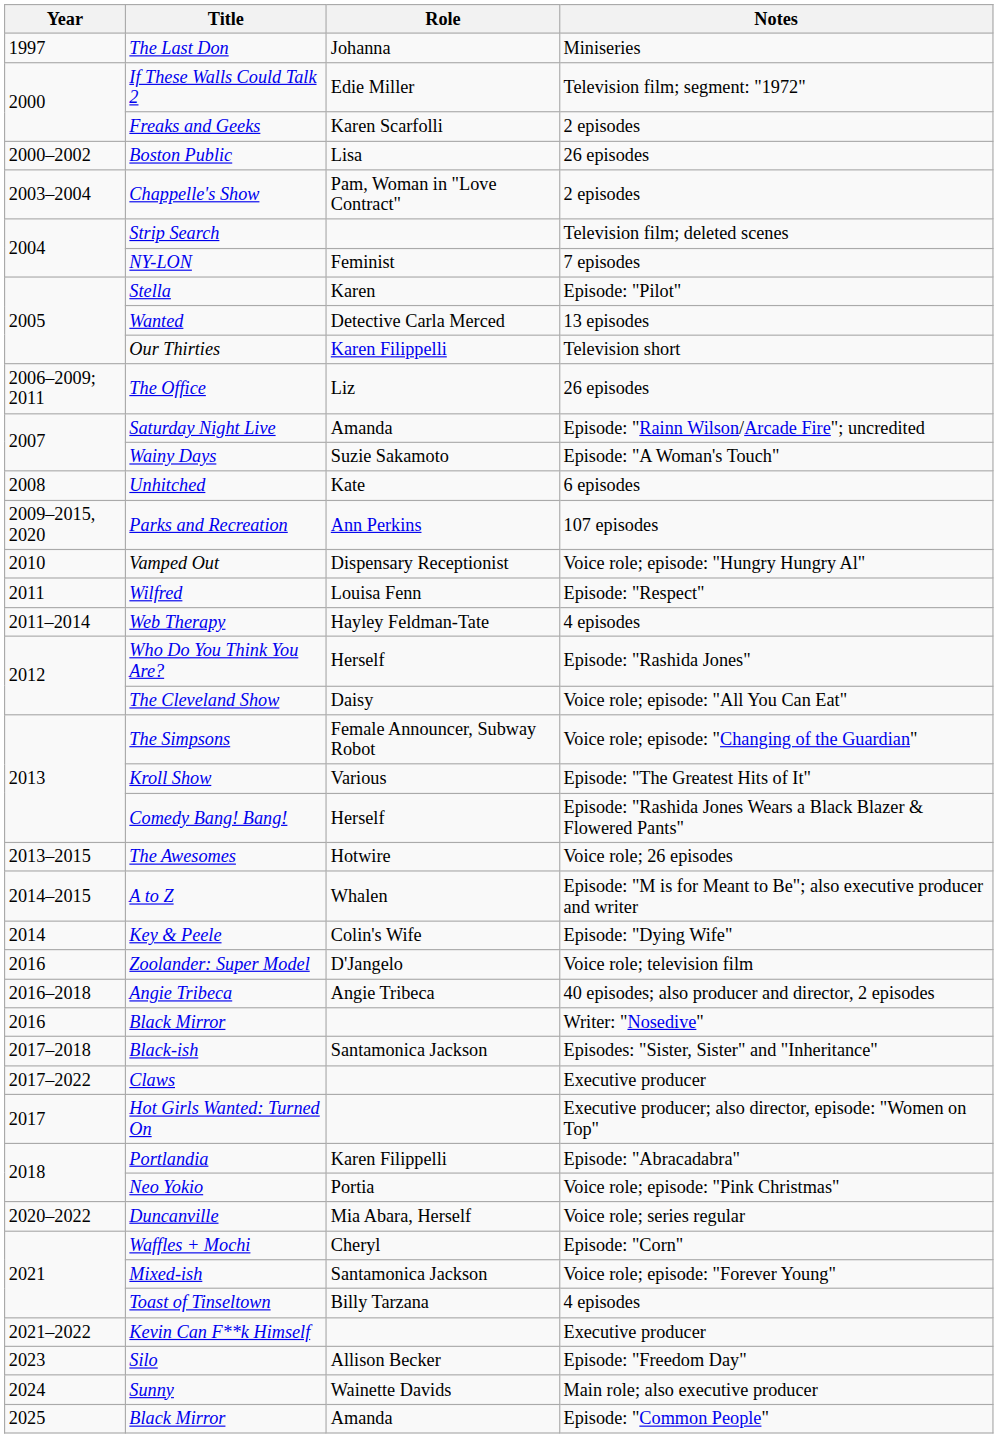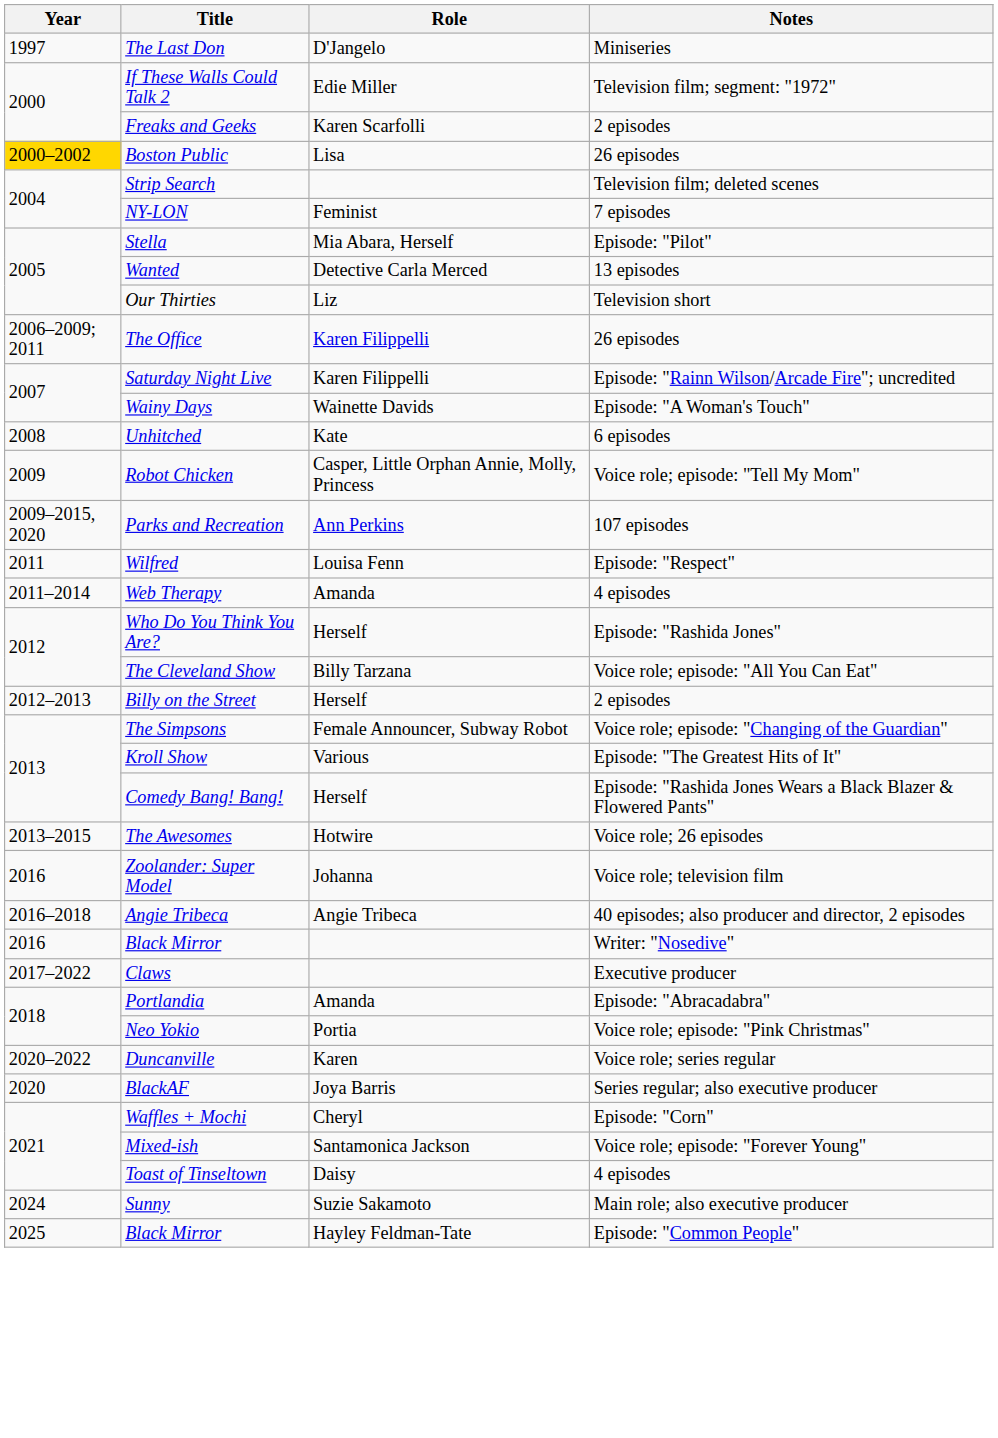(361, 47) Johanna -> (349, 47) D'Jangelo
(50, 155) no background -> (50, 155) gold background
- row: (194, 194)
(353, 291) Karen -> (383, 241) Mia Abara, Herself
(389, 349) Karen Filippelli -> (325, 299) Liz
(343, 388) Liz -> (371, 339) Karen Filippelli
(362, 427) Amanda -> (371, 378) Karen Filippelli
(390, 456) Suzie Sakamoto -> (373, 407) Wainette Davids
+ row: (179, 475)
- row: (174, 563)
(410, 621) Hayley Feldman-Tate -> (344, 592) Amanda
(352, 700) Daisy -> (362, 671) Billy Tarzana
+ row: (190, 700)
- row: (151, 896)
- row: (175, 935)
(367, 964) D'Jangelo -> (343, 875) Johanna
- row: (164, 1050)
- row: (225, 1119)
(389, 1158) Karen Filippelli -> (344, 1001) Amanda
(401, 1216) Mia Abara, Herself -> (335, 1059) Karen
+ row: (157, 1088)
(380, 1302) Billy Tarzana -> (334, 1175) Daisy
- row: (220, 1331)
- row: (144, 1360)
(391, 1389) Wainette Davids -> (372, 1203) Suzie Sakamoto
(362, 1418) Amanda -> (392, 1232) Hayley Feldman-Tate
